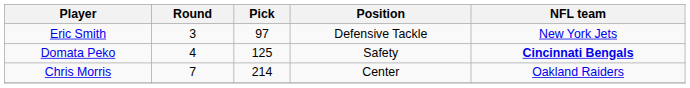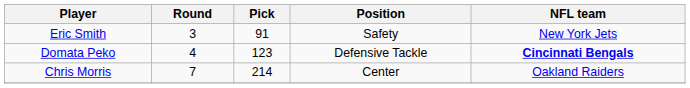(262, 33) 97 -> (262, 33) 91
(381, 33) Defensive Tackle -> (381, 33) Safety
(262, 53) 125 -> (262, 53) 123
(381, 53) Safety -> (381, 53) Defensive Tackle
